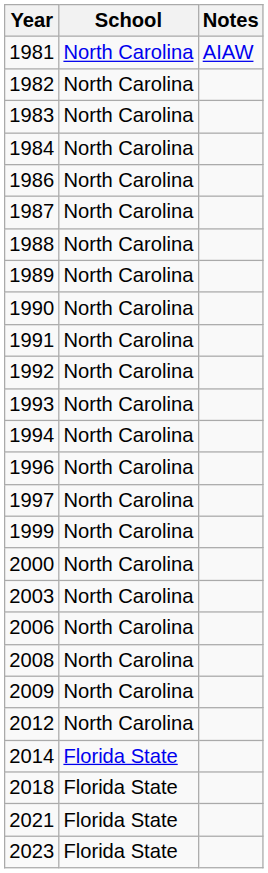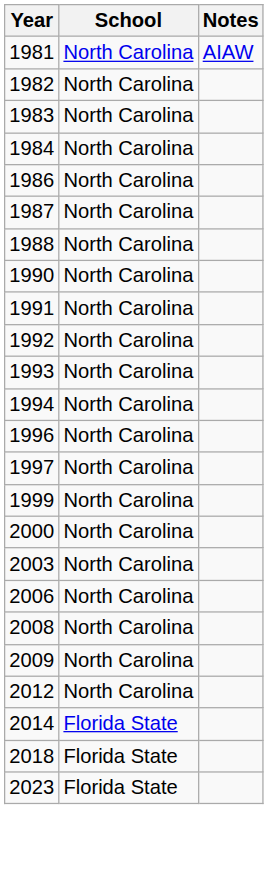- row: (32, 276)
- row: (32, 819)
